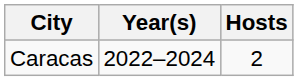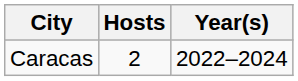columns swapped: (257, 23) <-> (159, 23)
